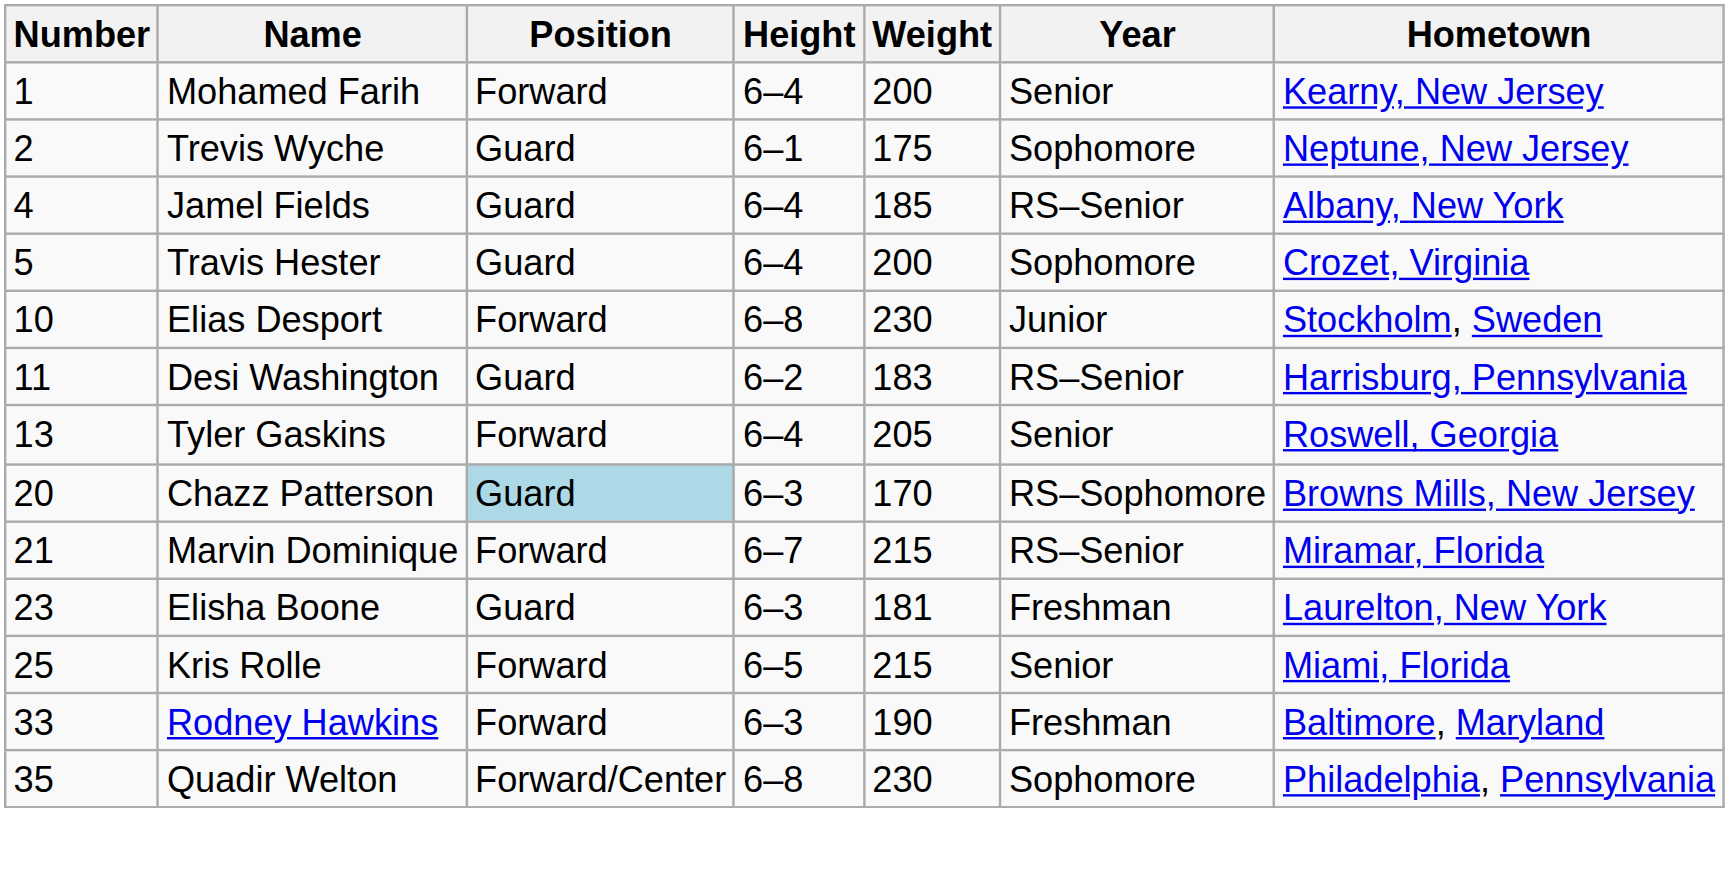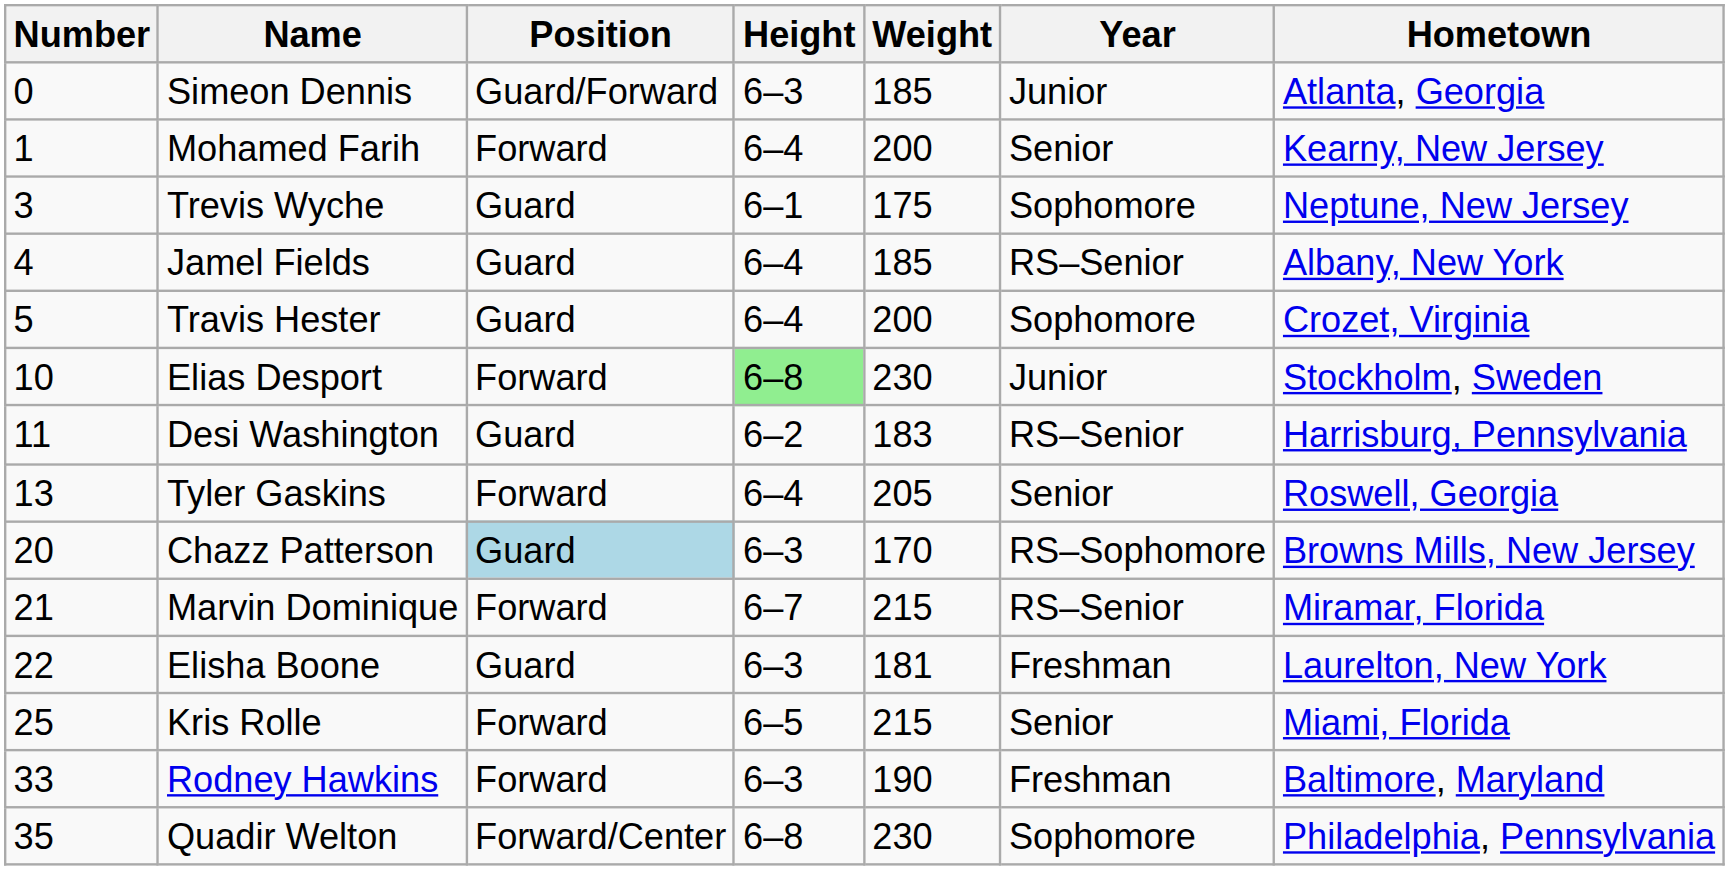+ row: (290, 91)
(24, 149) 2 -> (24, 206) 3
(773, 320) no background -> (773, 378) lightgreen background
(34, 607) 23 -> (34, 664) 22
